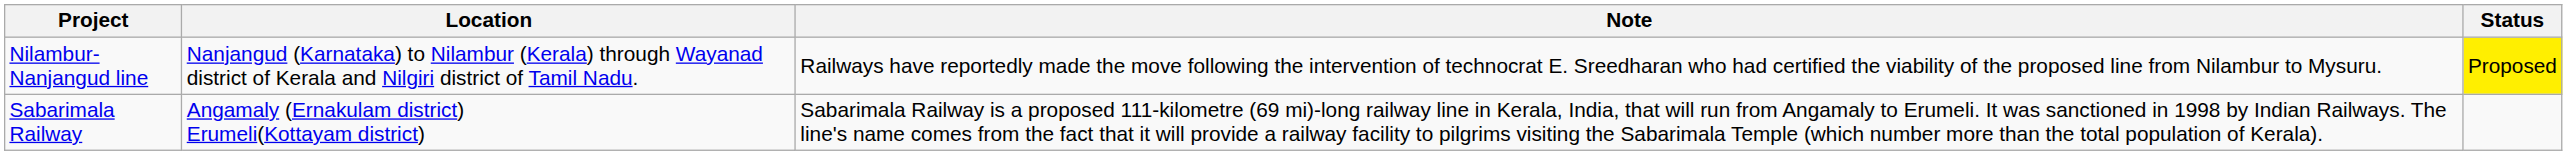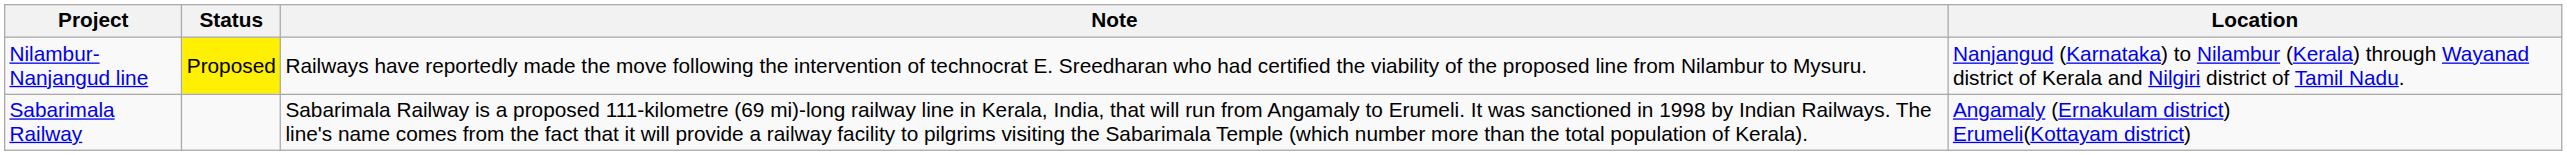columns swapped: (489, 20) <-> (2512, 20)
